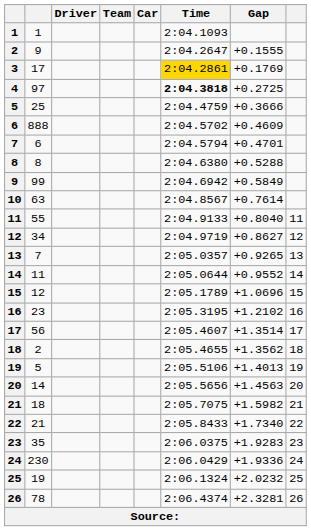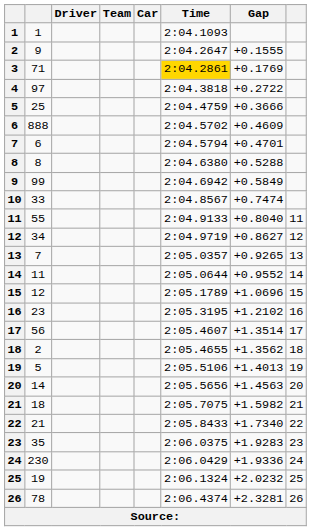(38, 70) 17 -> (38, 70) 71
(196, 88) bold -> (196, 88) normal
(259, 88) +0.2725 -> (259, 88) +0.2722
(38, 200) 63 -> (38, 200) 33
(259, 200) +0.7614 -> (259, 200) +0.7474
